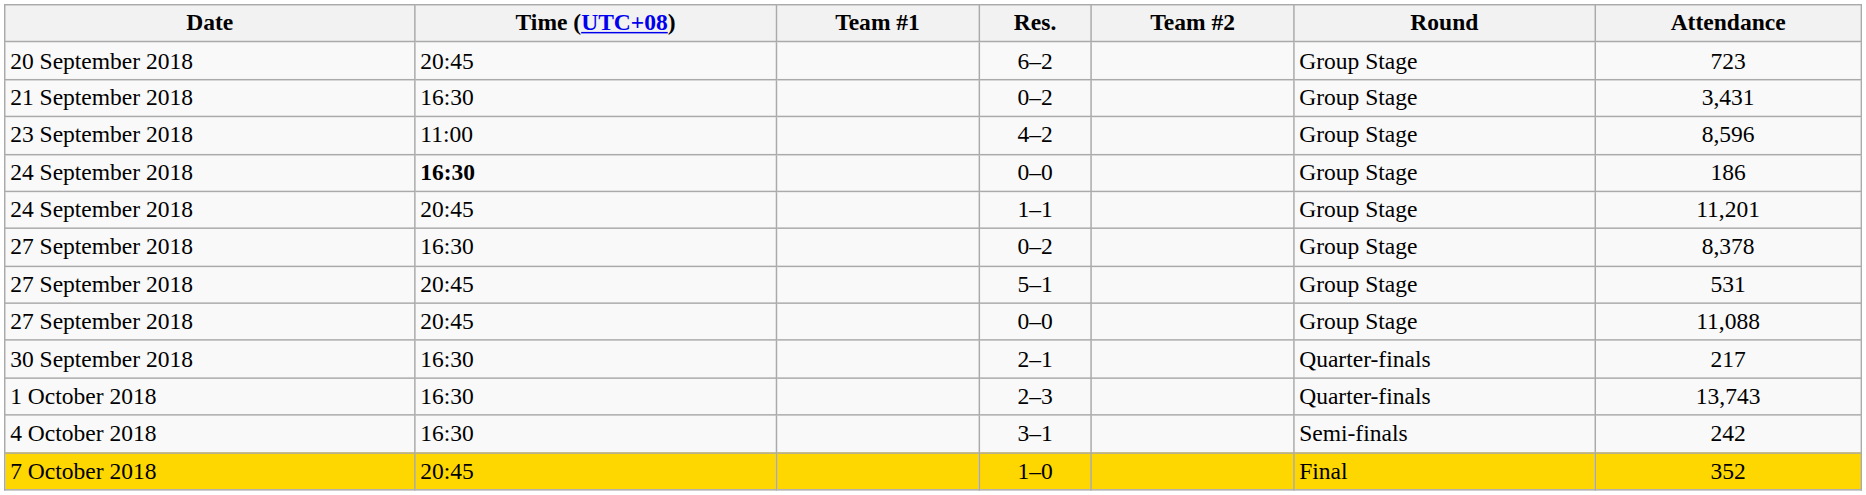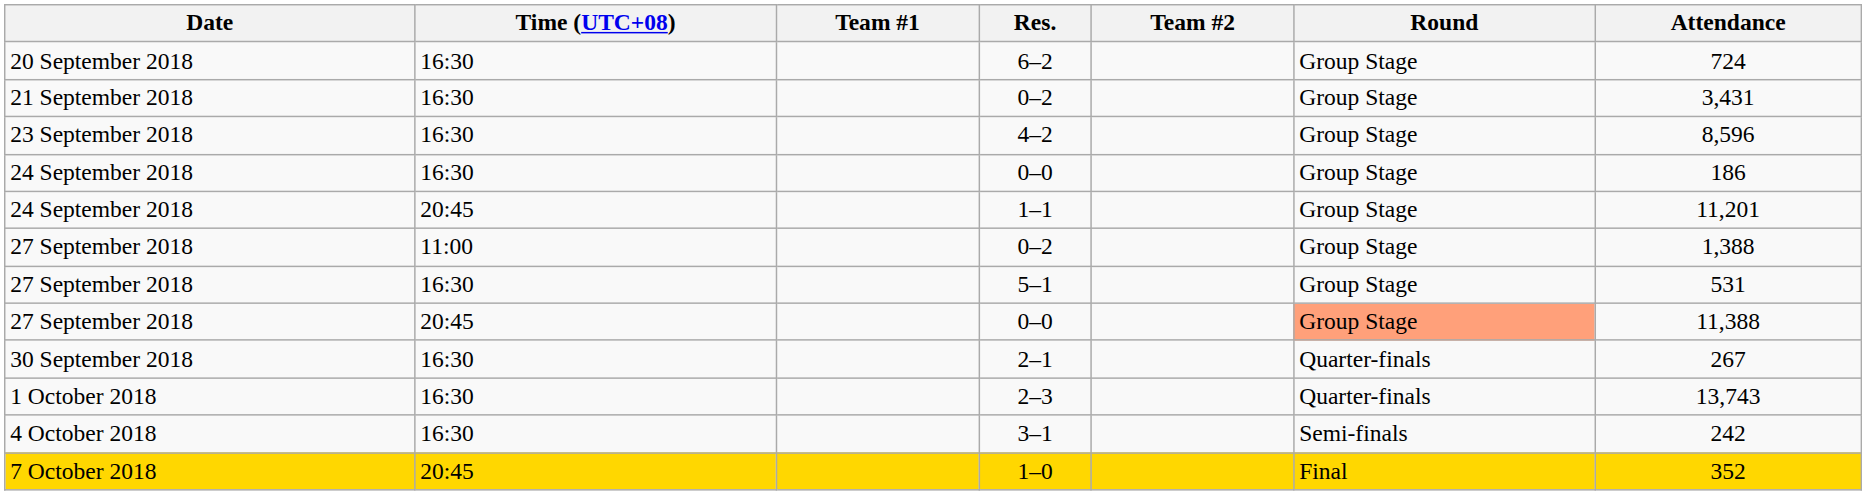(447, 60) 20:45 -> (447, 60) 16:30
(1728, 60) 723 -> (1728, 60) 724
(447, 135) 11:00 -> (447, 135) 16:30
(448, 172) bold -> (447, 172) normal
(447, 246) 16:30 -> (447, 246) 11:00
(1728, 246) 8,378 -> (1728, 246) 1,388
(447, 284) 20:45 -> (447, 284) 16:30
(1358, 321) no background -> (1358, 321) lightsalmon background
(1728, 321) 11,088 -> (1728, 321) 11,388
(1728, 358) 217 -> (1728, 358) 267
